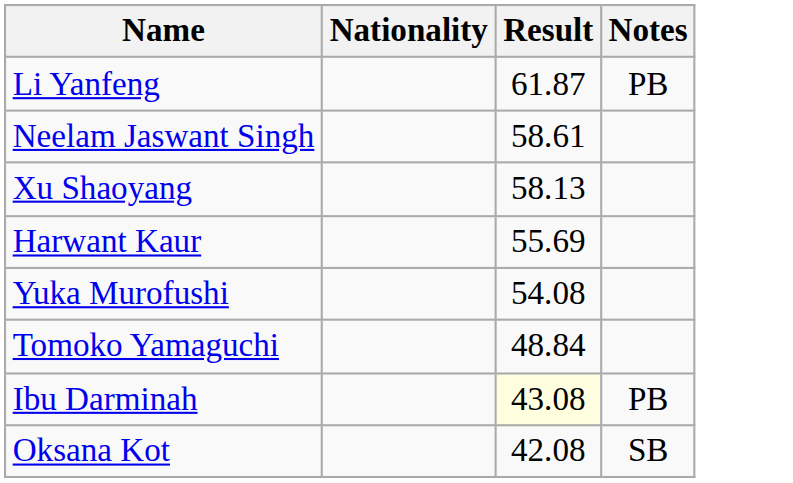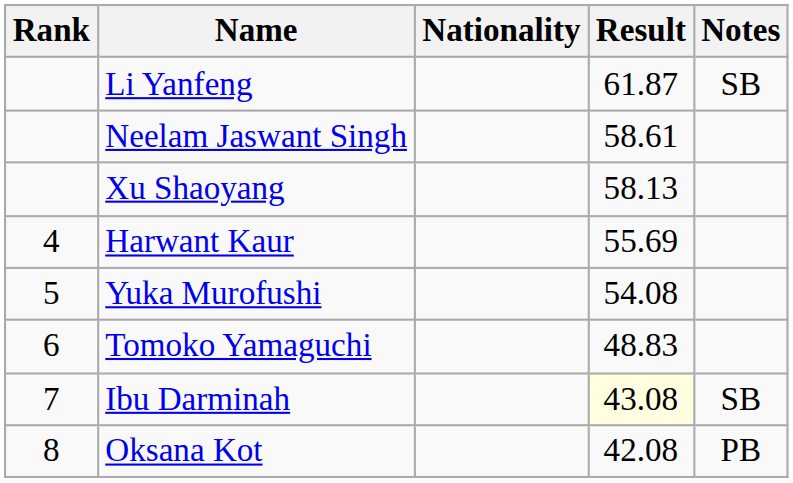+ column: (51, 30)
(648, 83) PB -> (741, 83) SB
(548, 345) 48.84 -> (641, 345) 48.83
(648, 398) PB -> (741, 398) SB
(648, 450) SB -> (741, 450) PB
